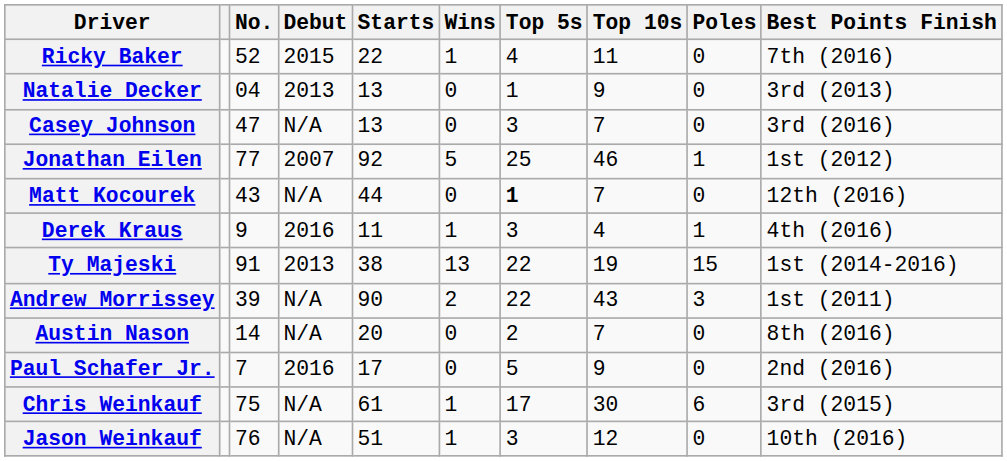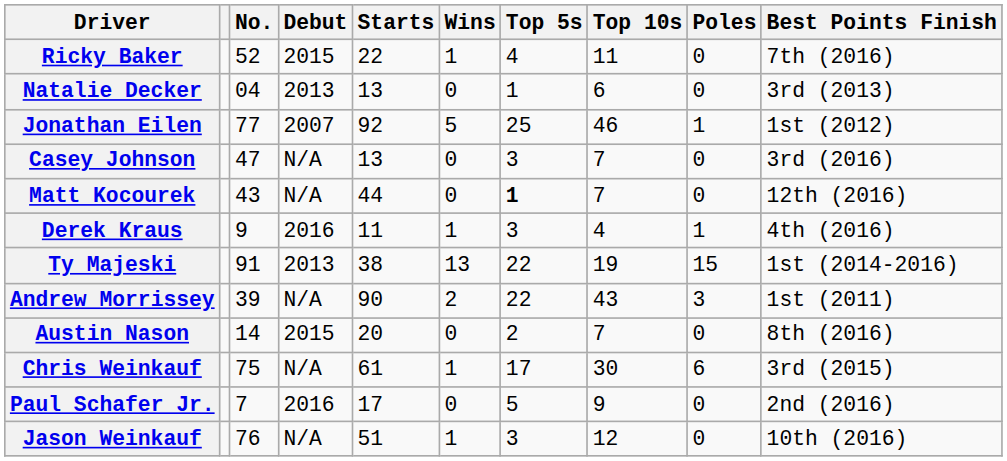(599, 92) 9 -> (599, 92) 6
rows swapped: (112, 161) <-> (112, 126)
(303, 335) N/A -> (309, 335) 2015
rows swapped: (112, 370) <-> (112, 404)
